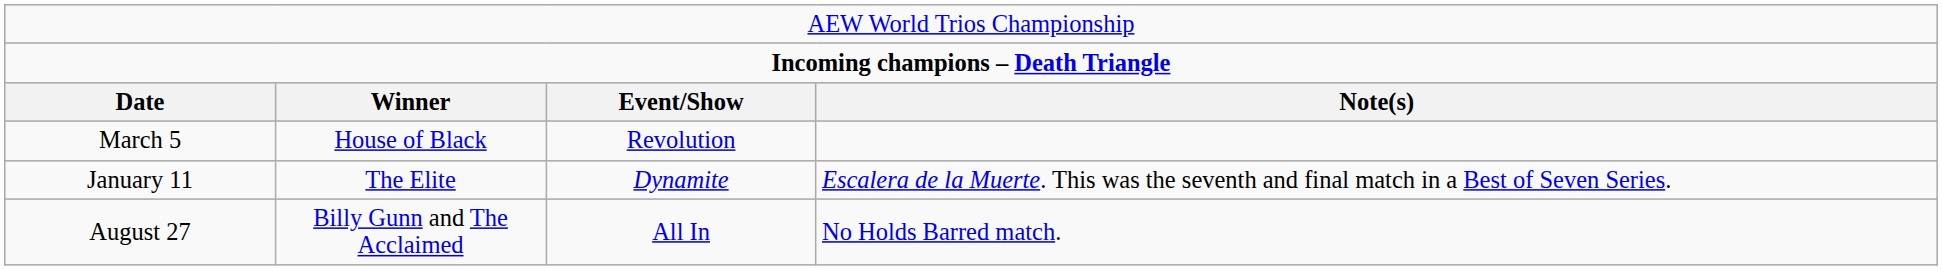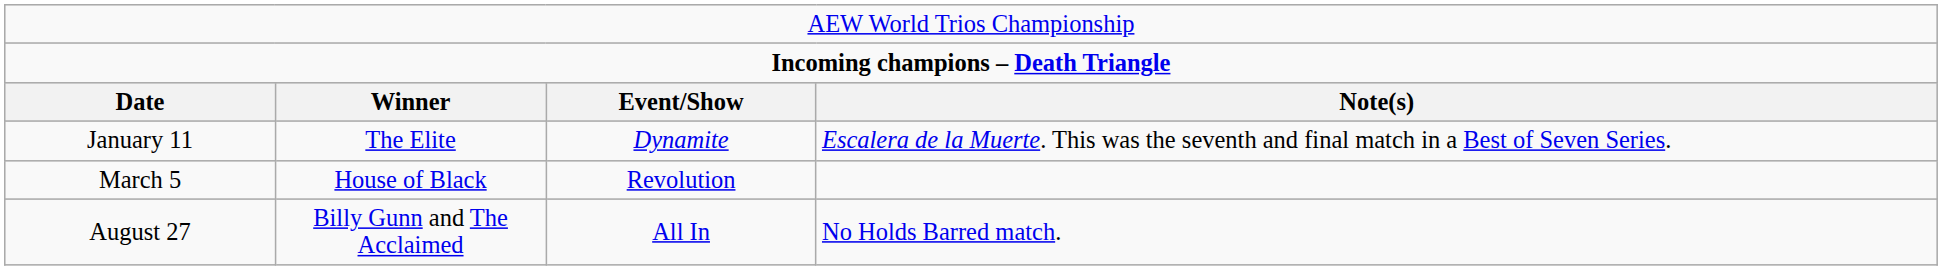rows swapped: (140, 179) <-> (140, 140)
